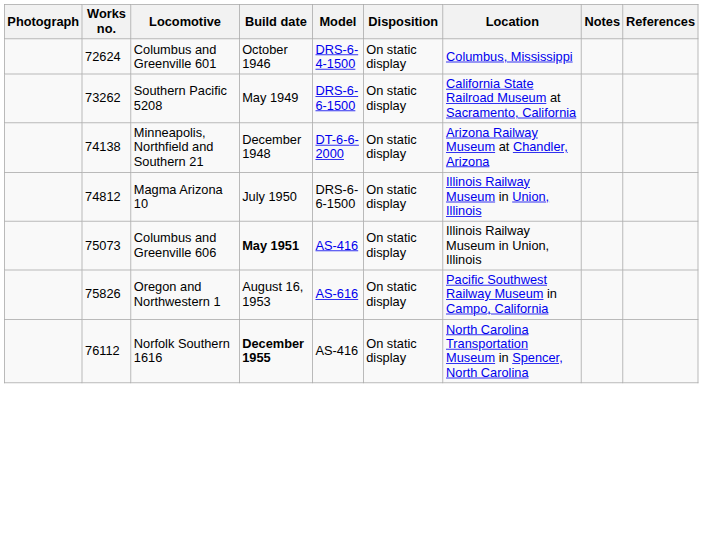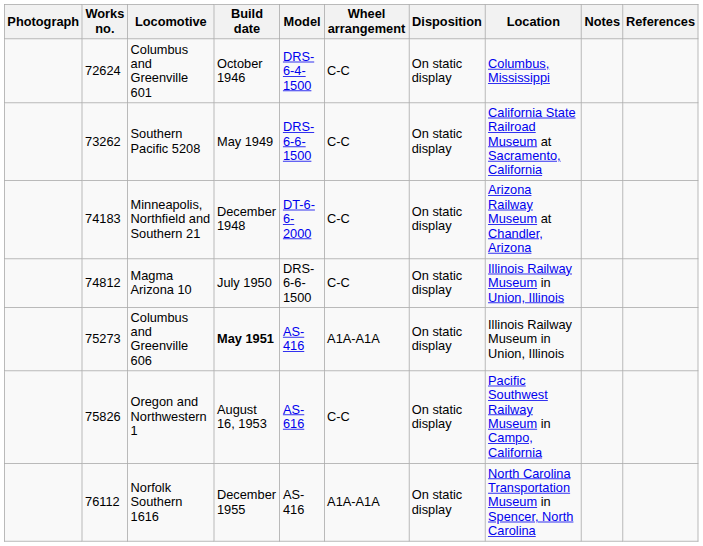+ column: (366, 21)
(103, 147) 74138 -> (103, 219) 74183
(103, 245) 75073 -> (103, 339) 75273
(273, 351) bold -> (246, 502) normal
